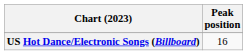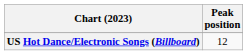(222, 41) 16 -> (222, 41) 12
